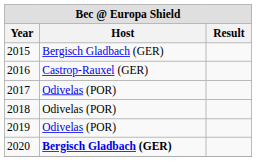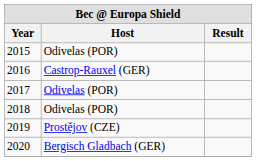(103, 52) Bergisch Gladbach (GER) -> (81, 52) Odivelas (POR)
(79, 128) Odivelas (POR) -> (82, 128) Prostějov (CZE)
(107, 147) bold -> (104, 147) normal
